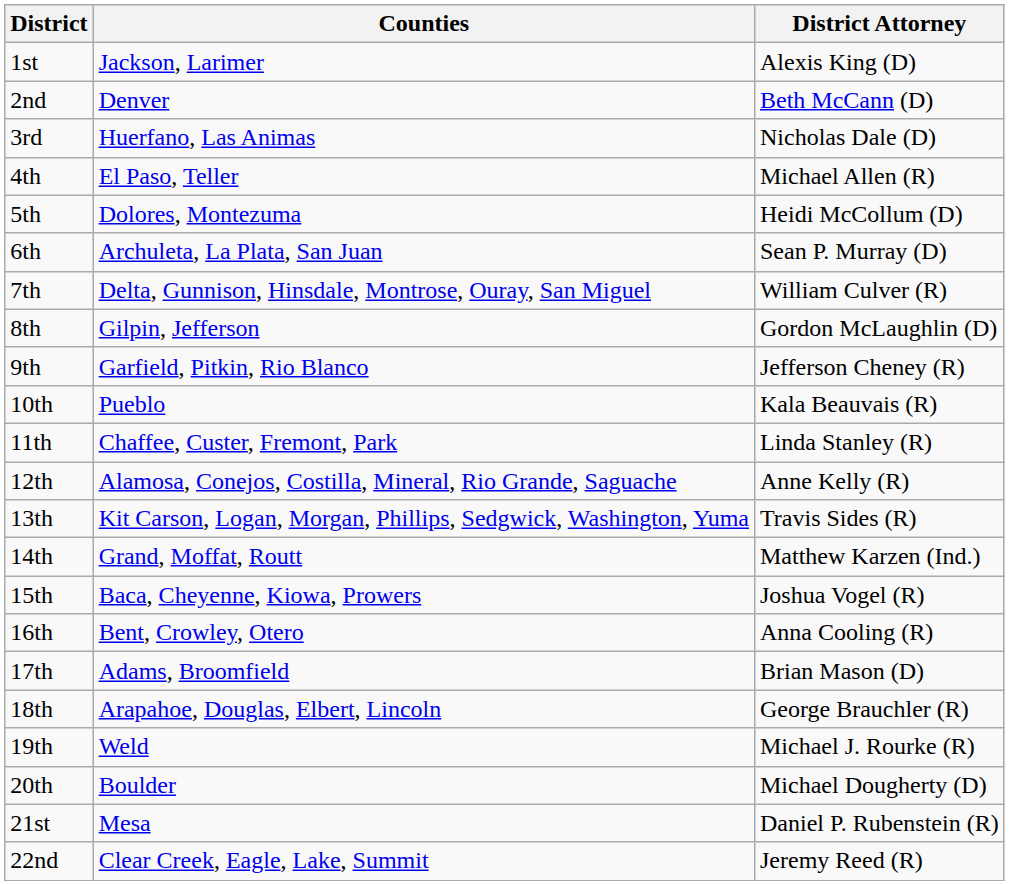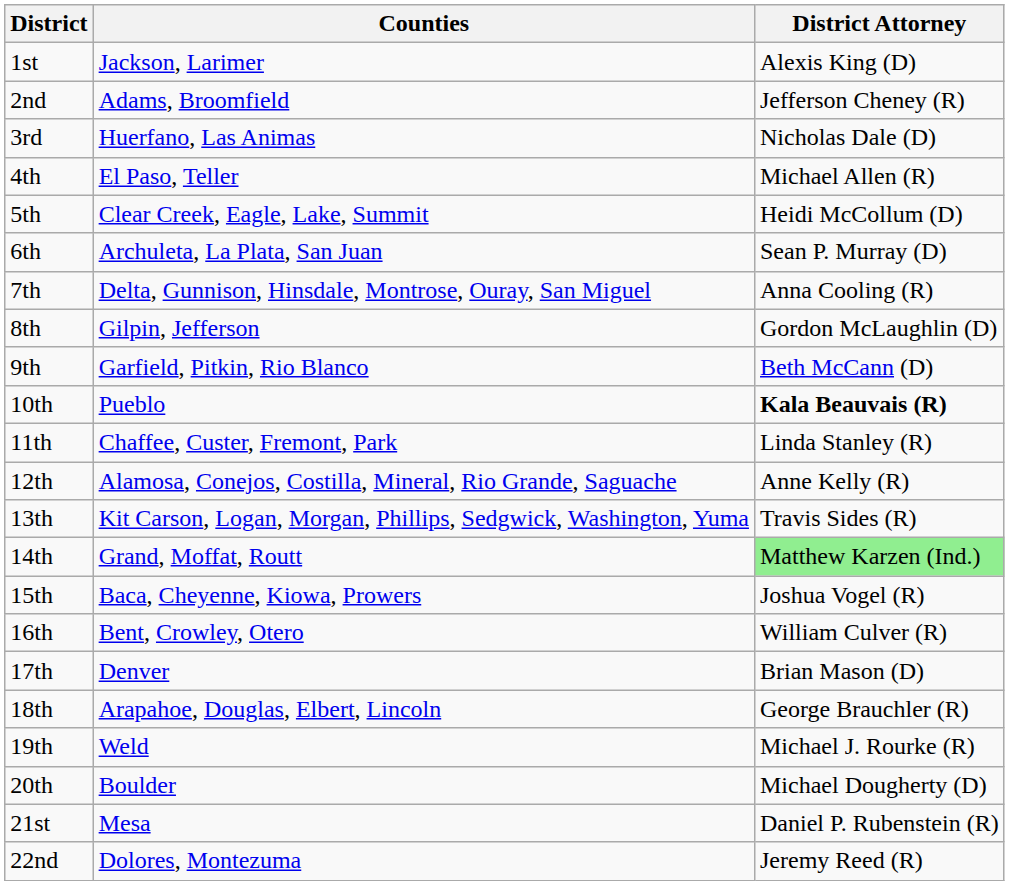(134, 99) Denver -> (194, 99) Adams, Broomfield
(847, 99) Beth McCann (D) -> (862, 99) Jefferson Cheney (R)
(200, 213) Dolores, Montezuma -> (264, 213) Clear Creek, Eagle, Lake, Summit
(854, 289) William Culver (R) -> (847, 289) Anna Cooling (R)
(862, 366) Jefferson Cheney (R) -> (847, 366) Beth McCann (D)
(849, 404) normal -> (853, 404) bold
(870, 556) no background -> (870, 556) lightgreen background
(847, 632) Anna Cooling (R) -> (854, 632) William Culver (R)
(194, 670) Adams, Broomfield -> (134, 670) Denver
(264, 860) Clear Creek, Eagle, Lake, Summit -> (200, 860) Dolores, Montezuma
